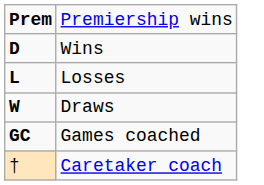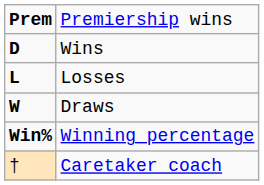- row: (131, 136)
+ row: (157, 136)
